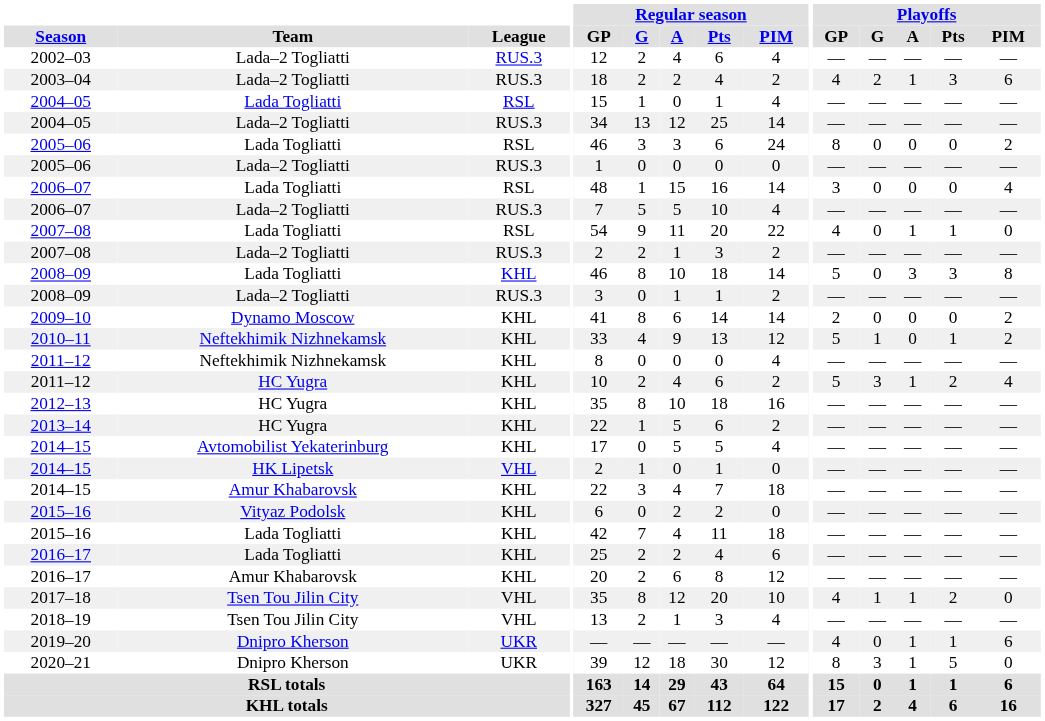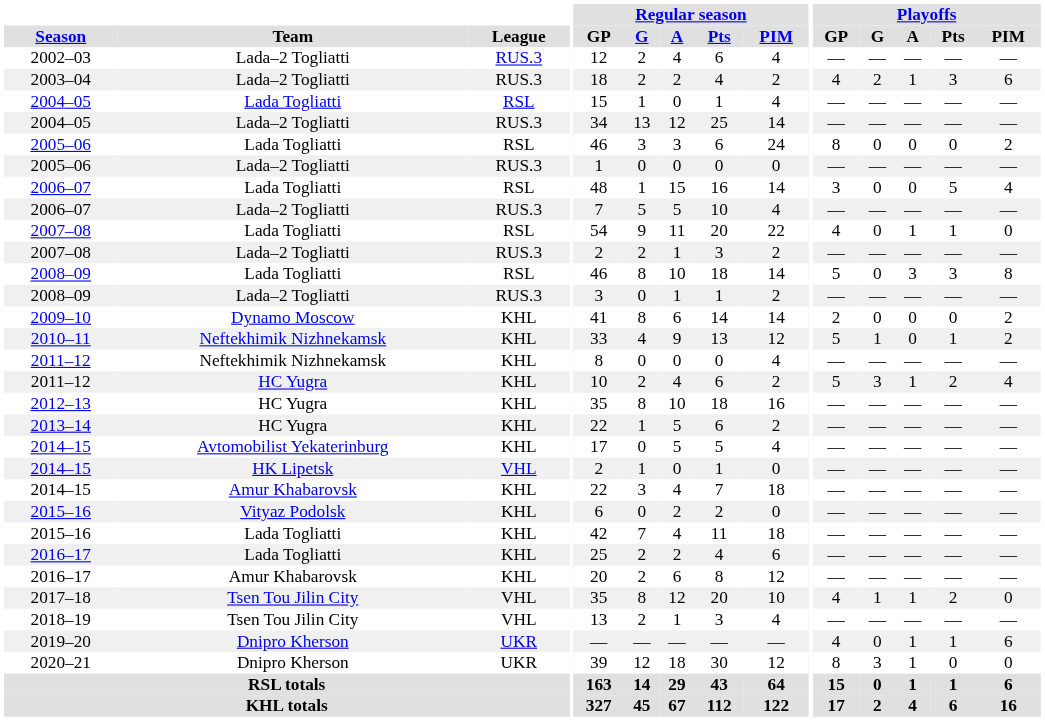(953, 187) 0 -> (953, 187) 5
(519, 273) KHL -> (519, 273) RSL
(953, 662) 5 -> (953, 662) 0
